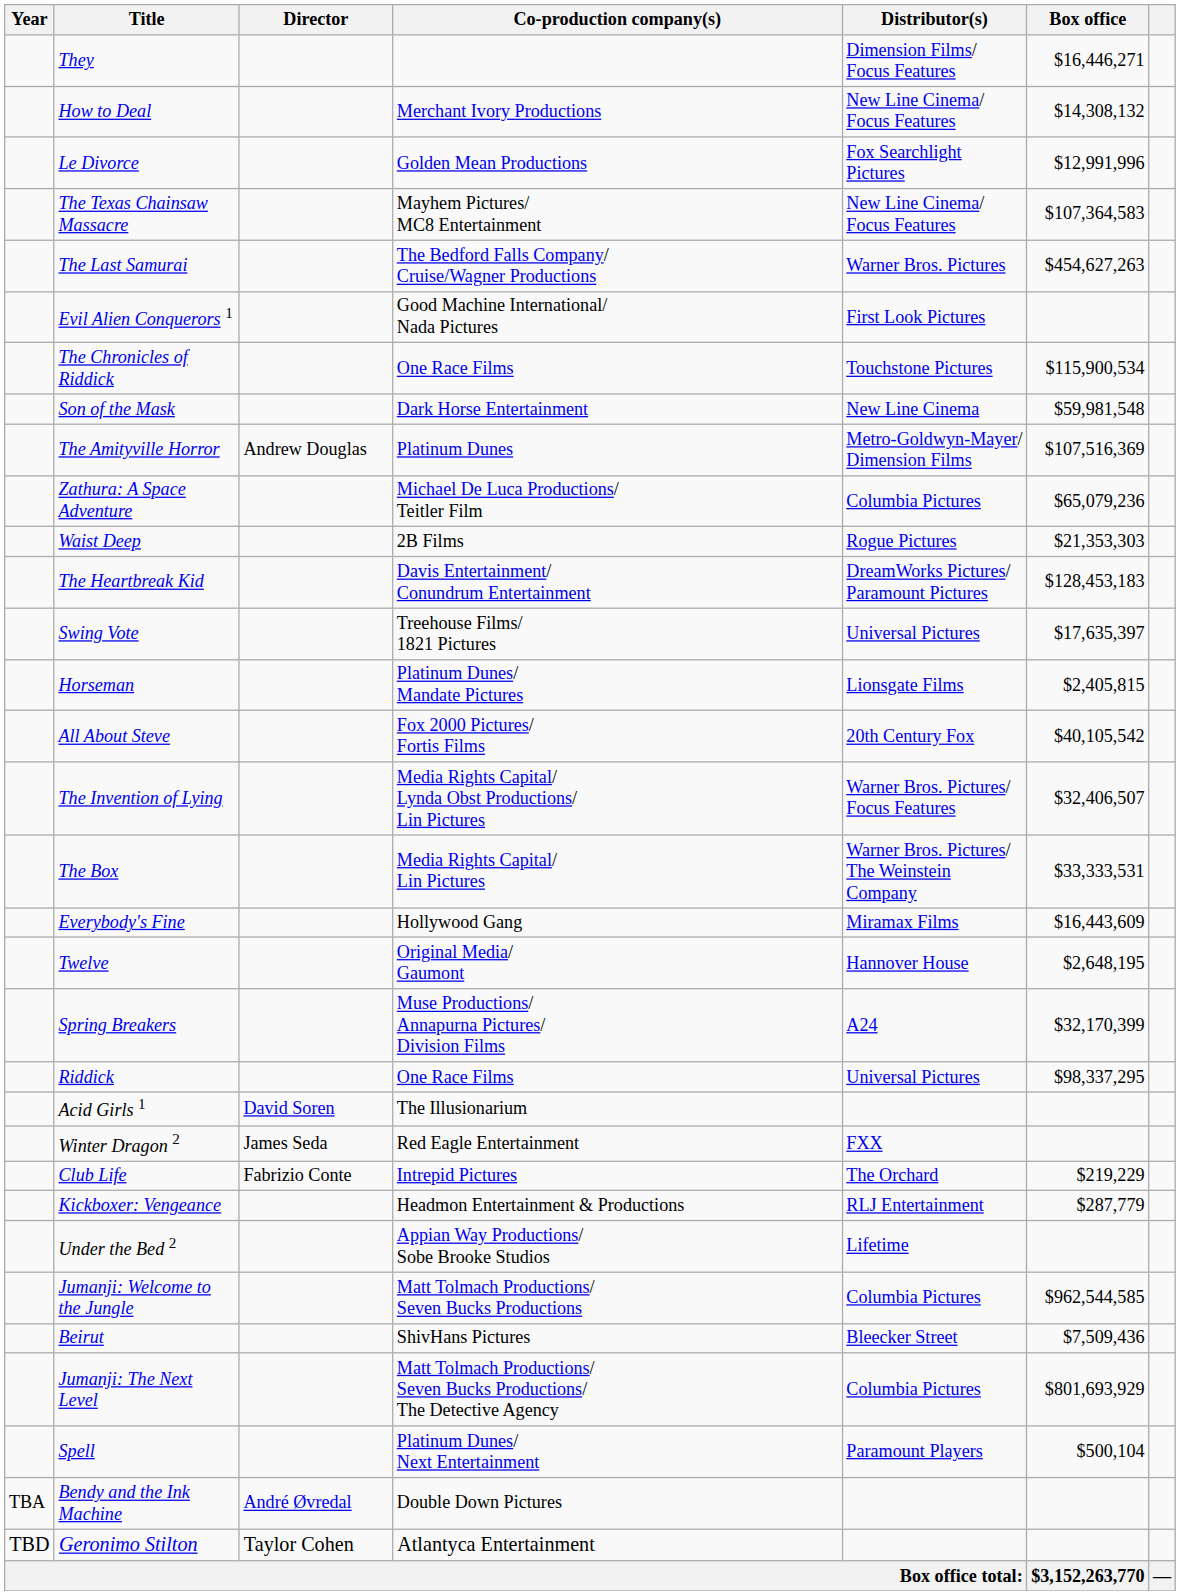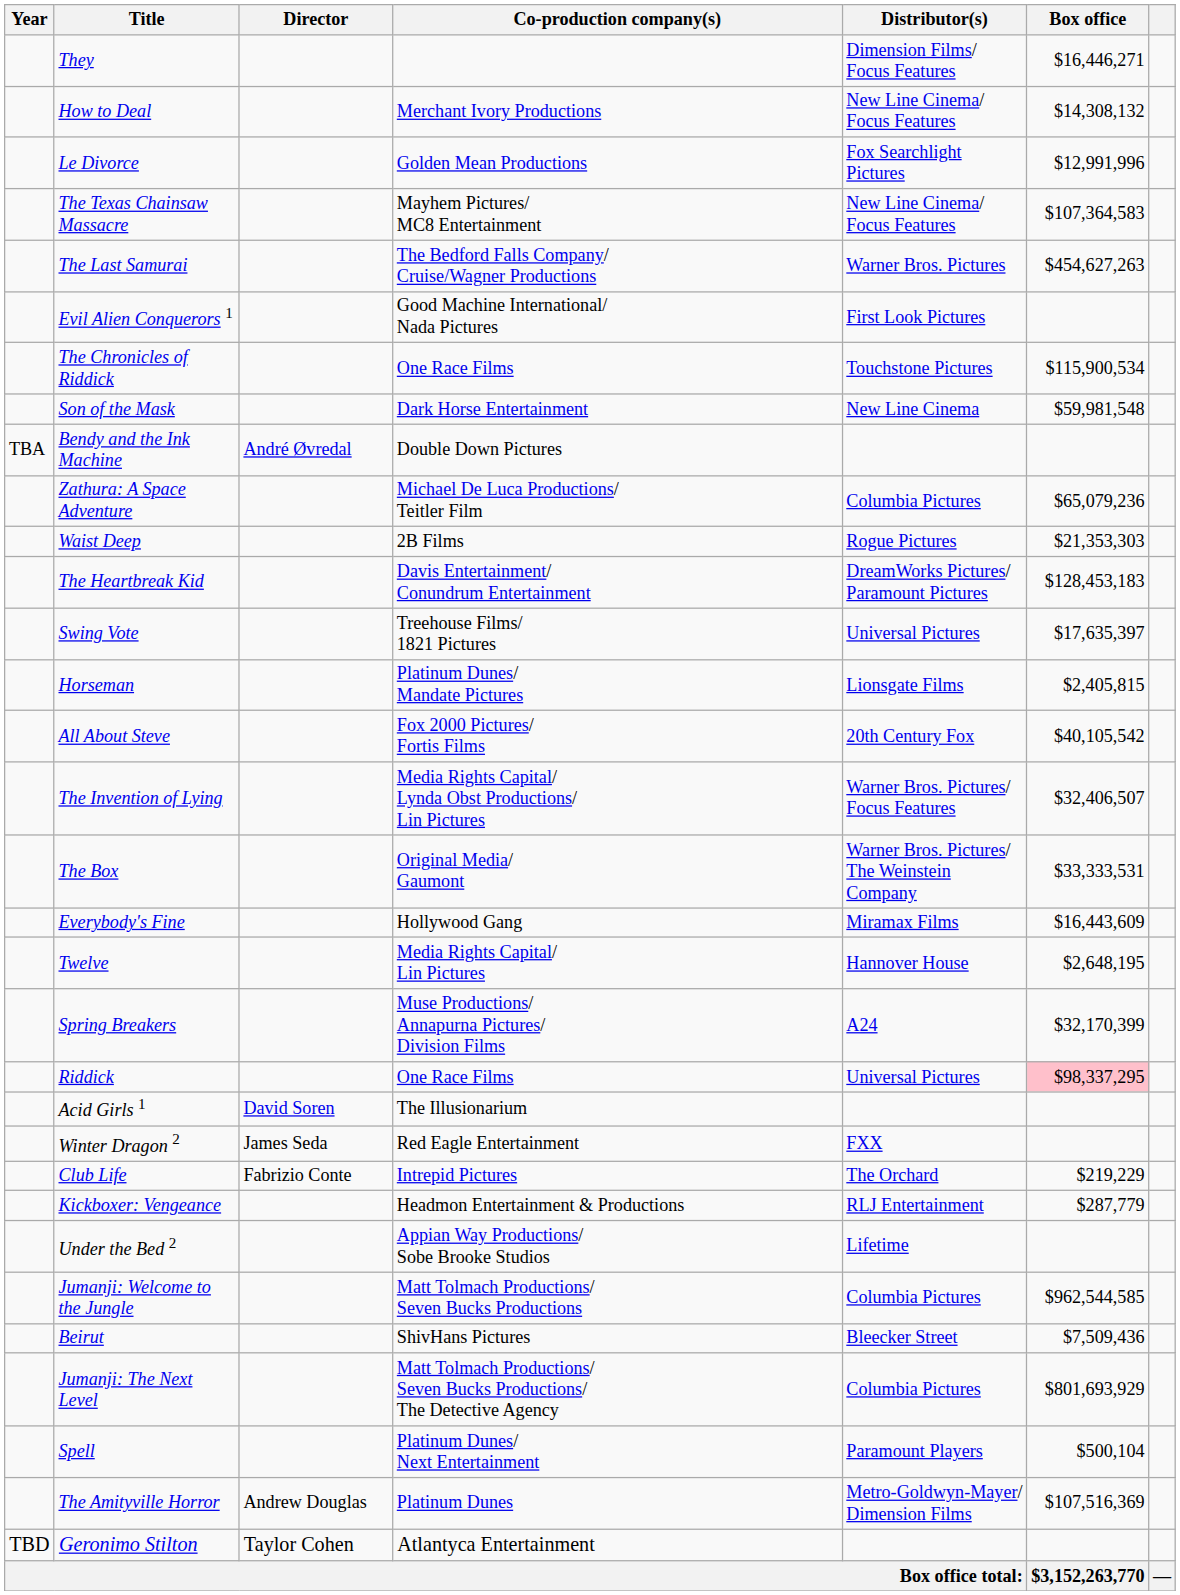rows swapped: (139, 449) <-> (124, 1502)
(477, 870) Media Rights Capital/ Lin Pictures -> (455, 870) Original Media/ Gaumont
(455, 962) Original Media/ Gaumont -> (477, 962) Media Rights Capital/ Lin Pictures
(1099, 1076) no background -> (1099, 1076) pink background
